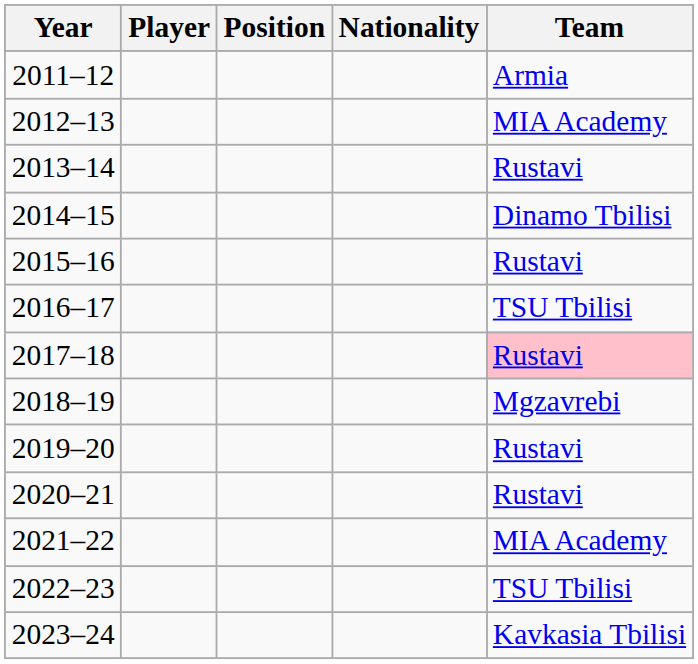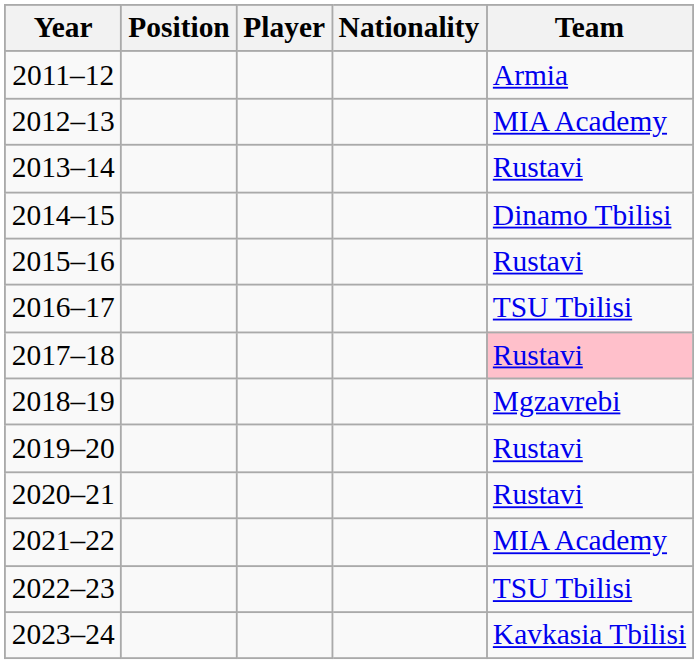columns swapped: (169, 27) <-> (274, 27)
